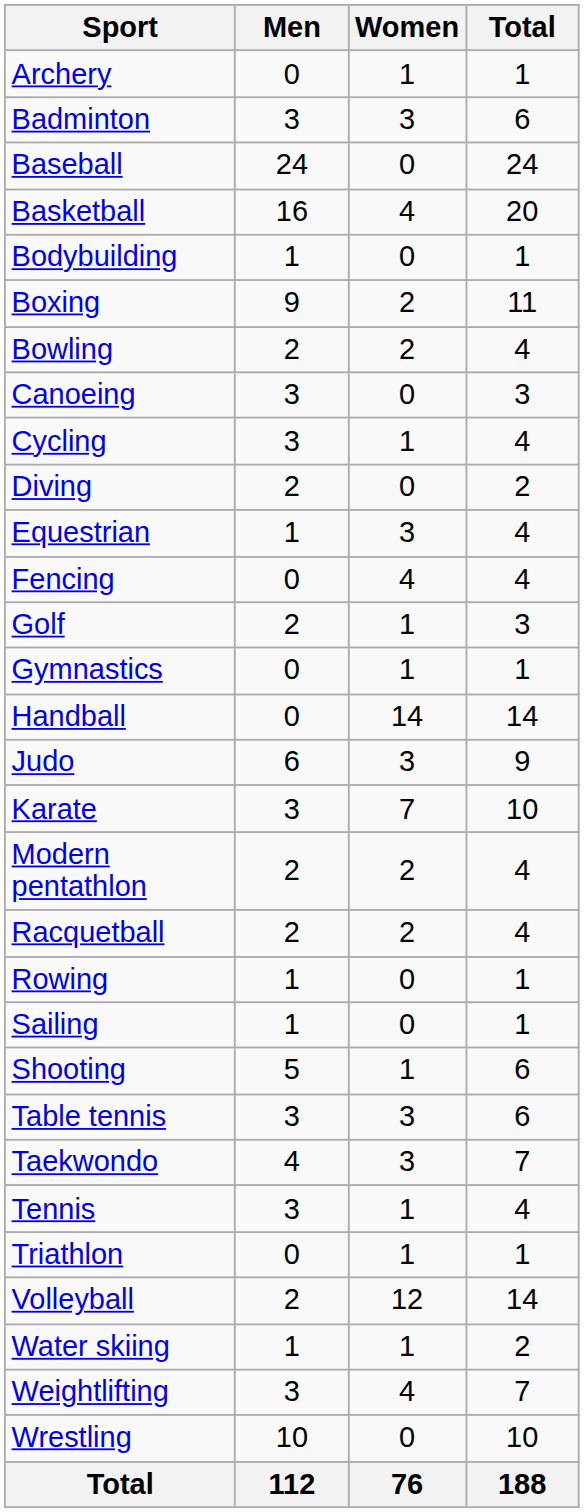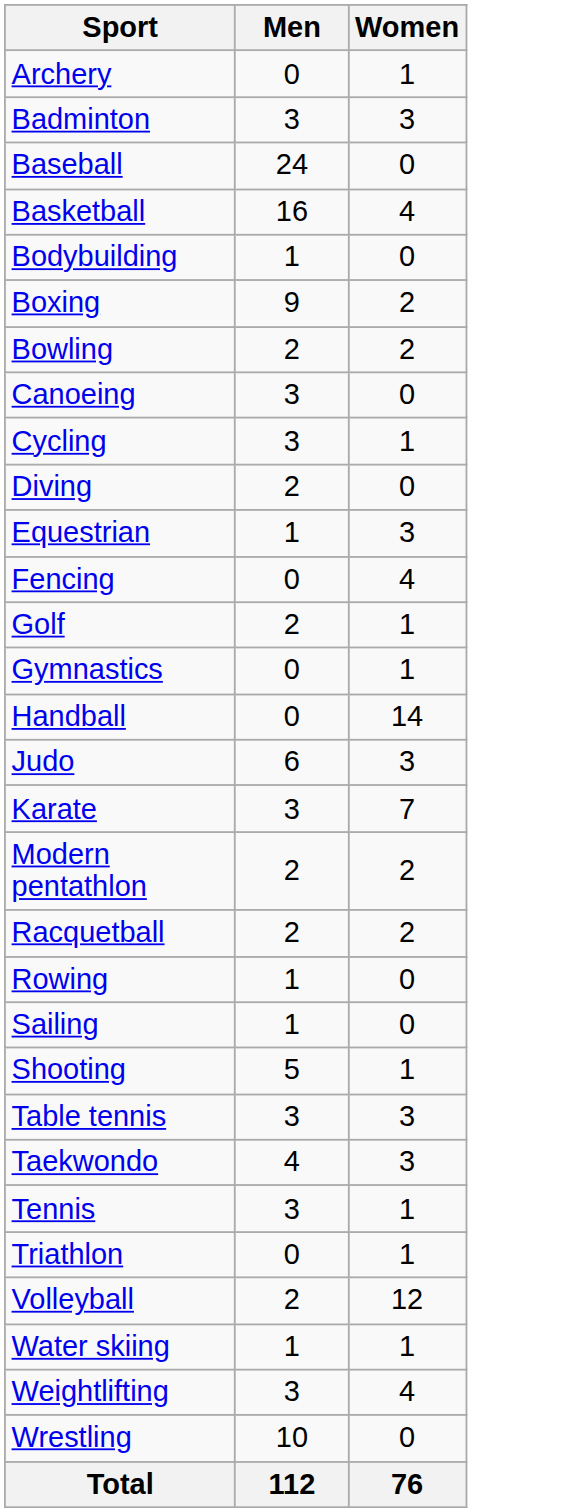- column: (522, 27)
